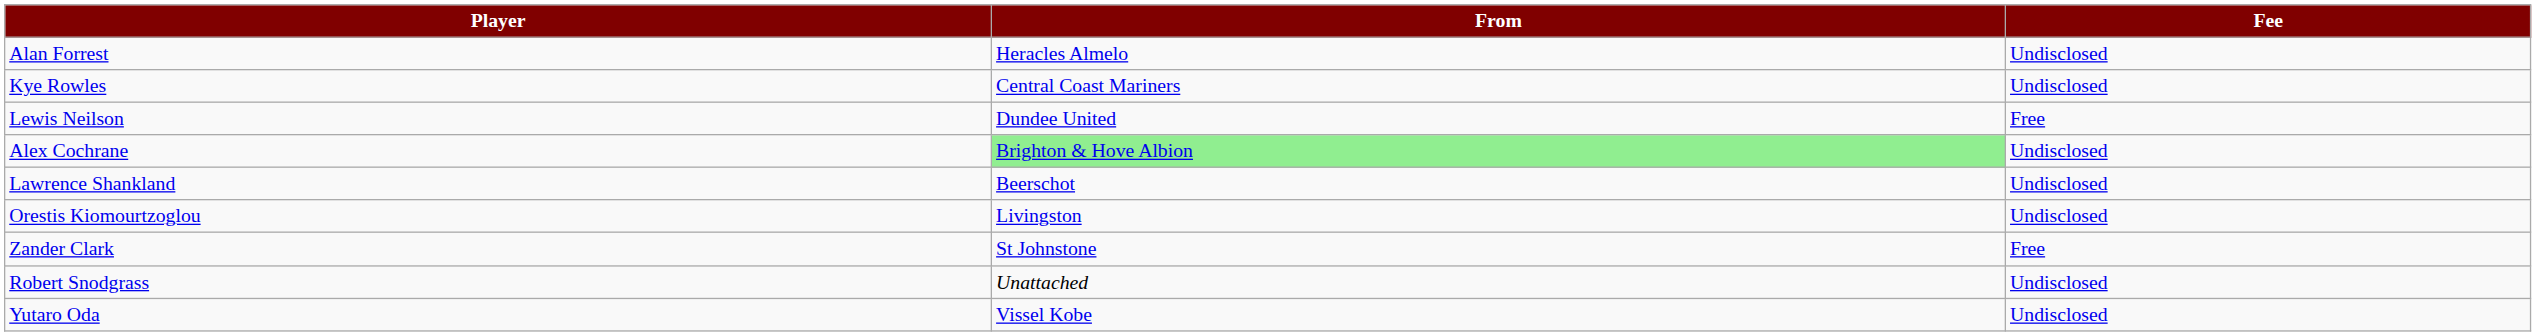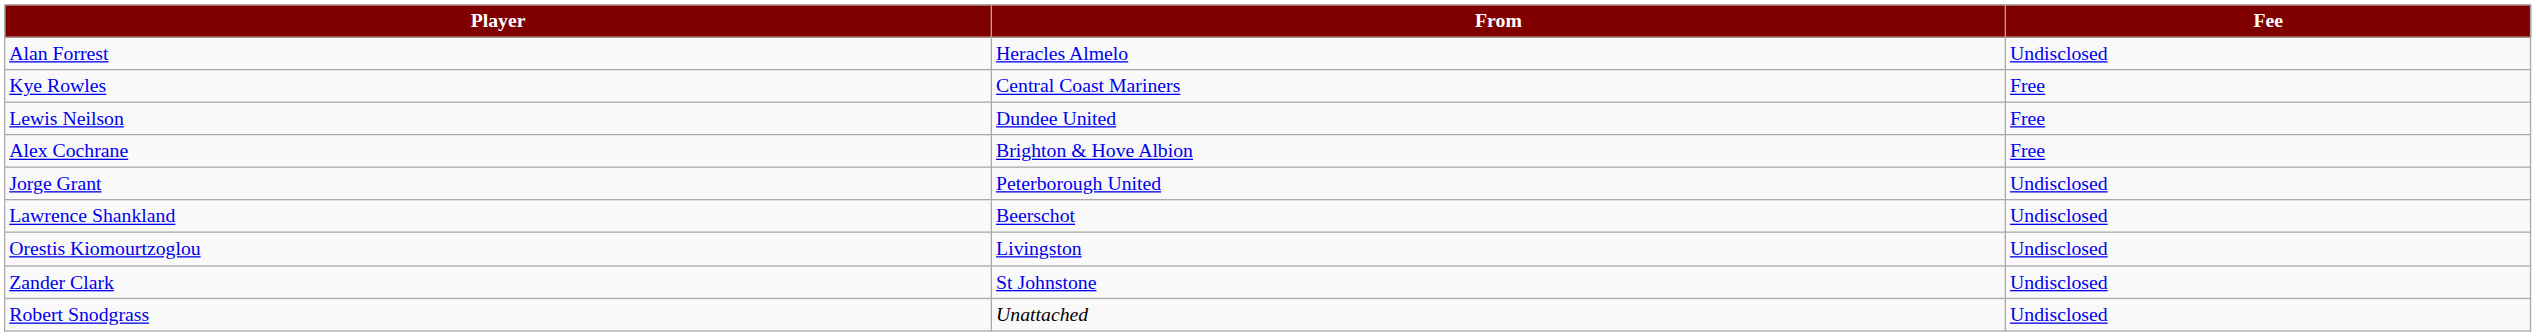(2059, 86) Undisclosed -> (2028, 86) Free
(1095, 151) lightgreen background -> (1095, 151) no background
(2059, 151) Undisclosed -> (2028, 151) Free
+ row: (55, 183)
(2028, 249) Free -> (2059, 281) Undisclosed
- row: (54, 314)
